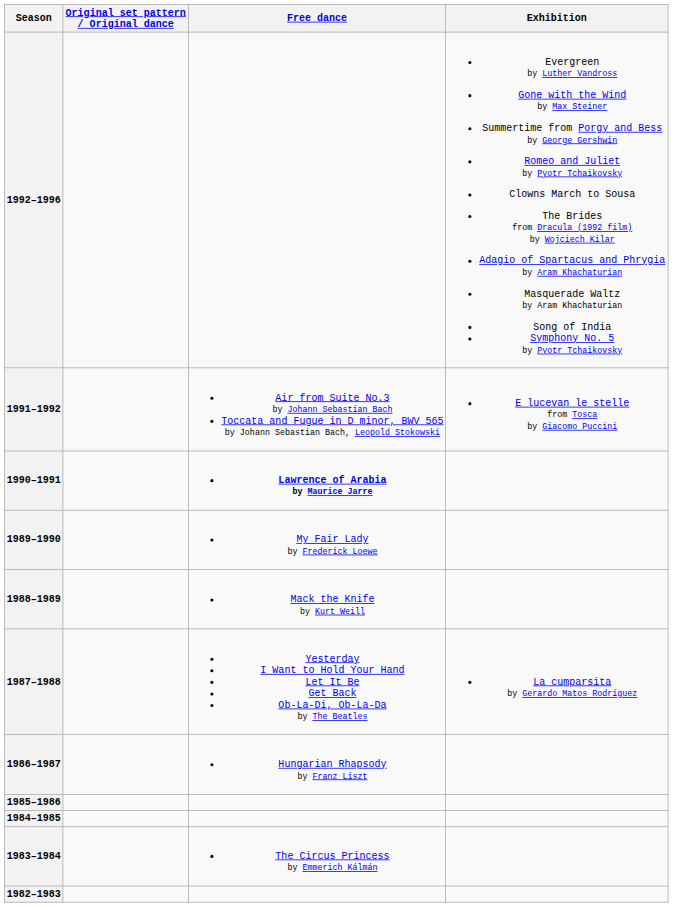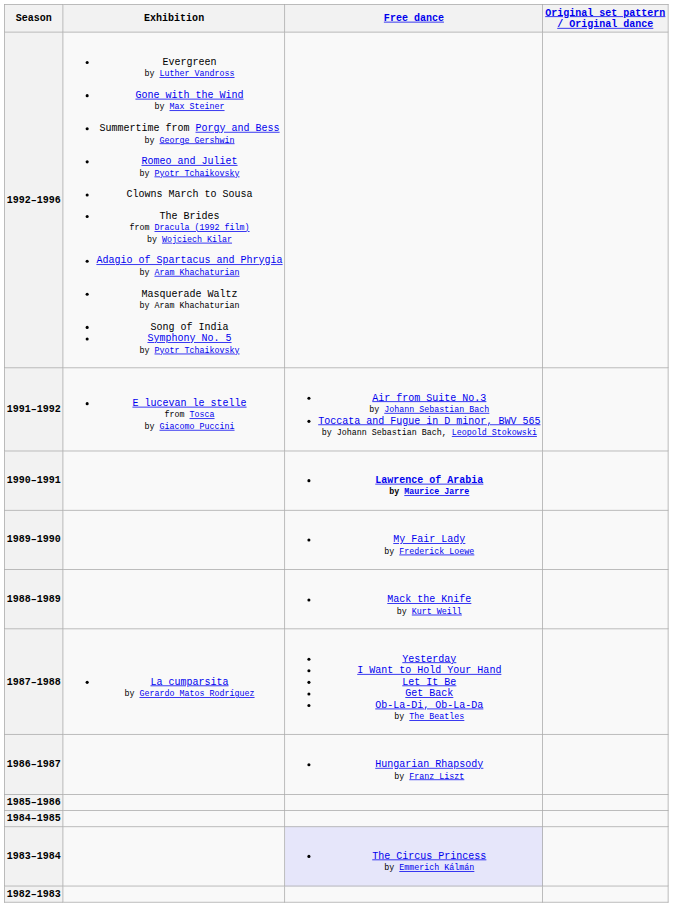columns swapped: (126, 18) <-> (557, 18)
(317, 862) no background -> (414, 862) lavender background
